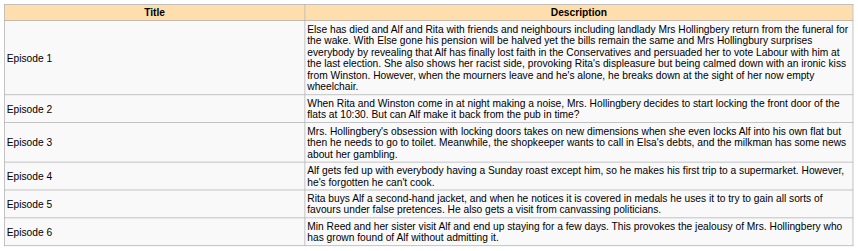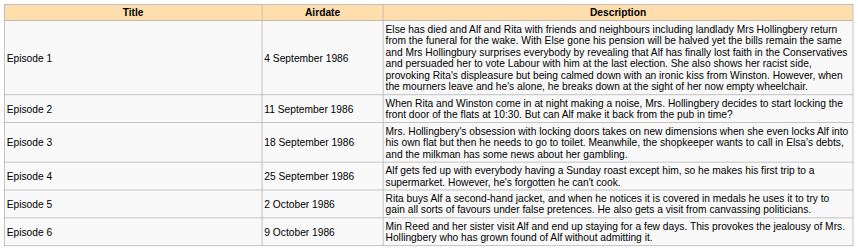+ column: (323, 13)
